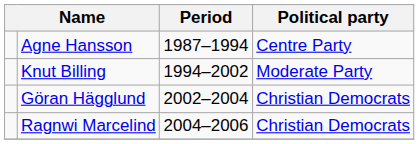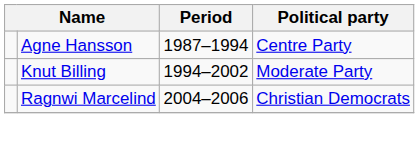- row: (83, 98)
